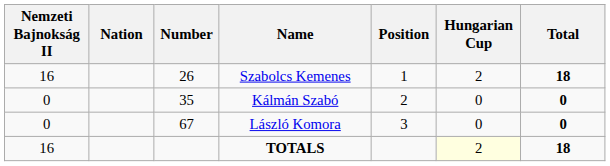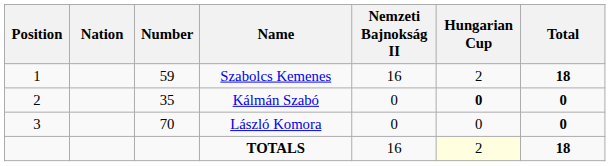columns swapped: (404, 34) <-> (47, 34)
(187, 76) 26 -> (167, 76) 59
(479, 100) normal -> (479, 100) bold
(187, 124) 67 -> (167, 124) 70
